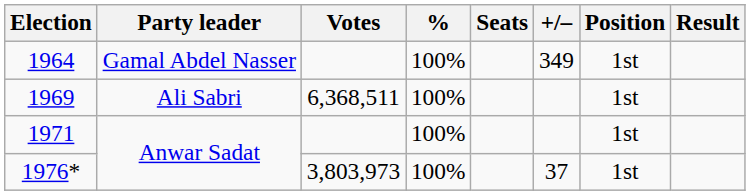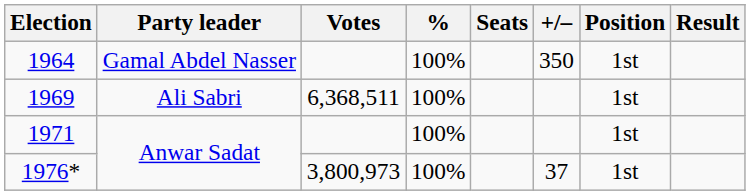(556, 60) 349 -> (556, 60) 350
(353, 171) 3,803,973 -> (353, 171) 3,800,973
